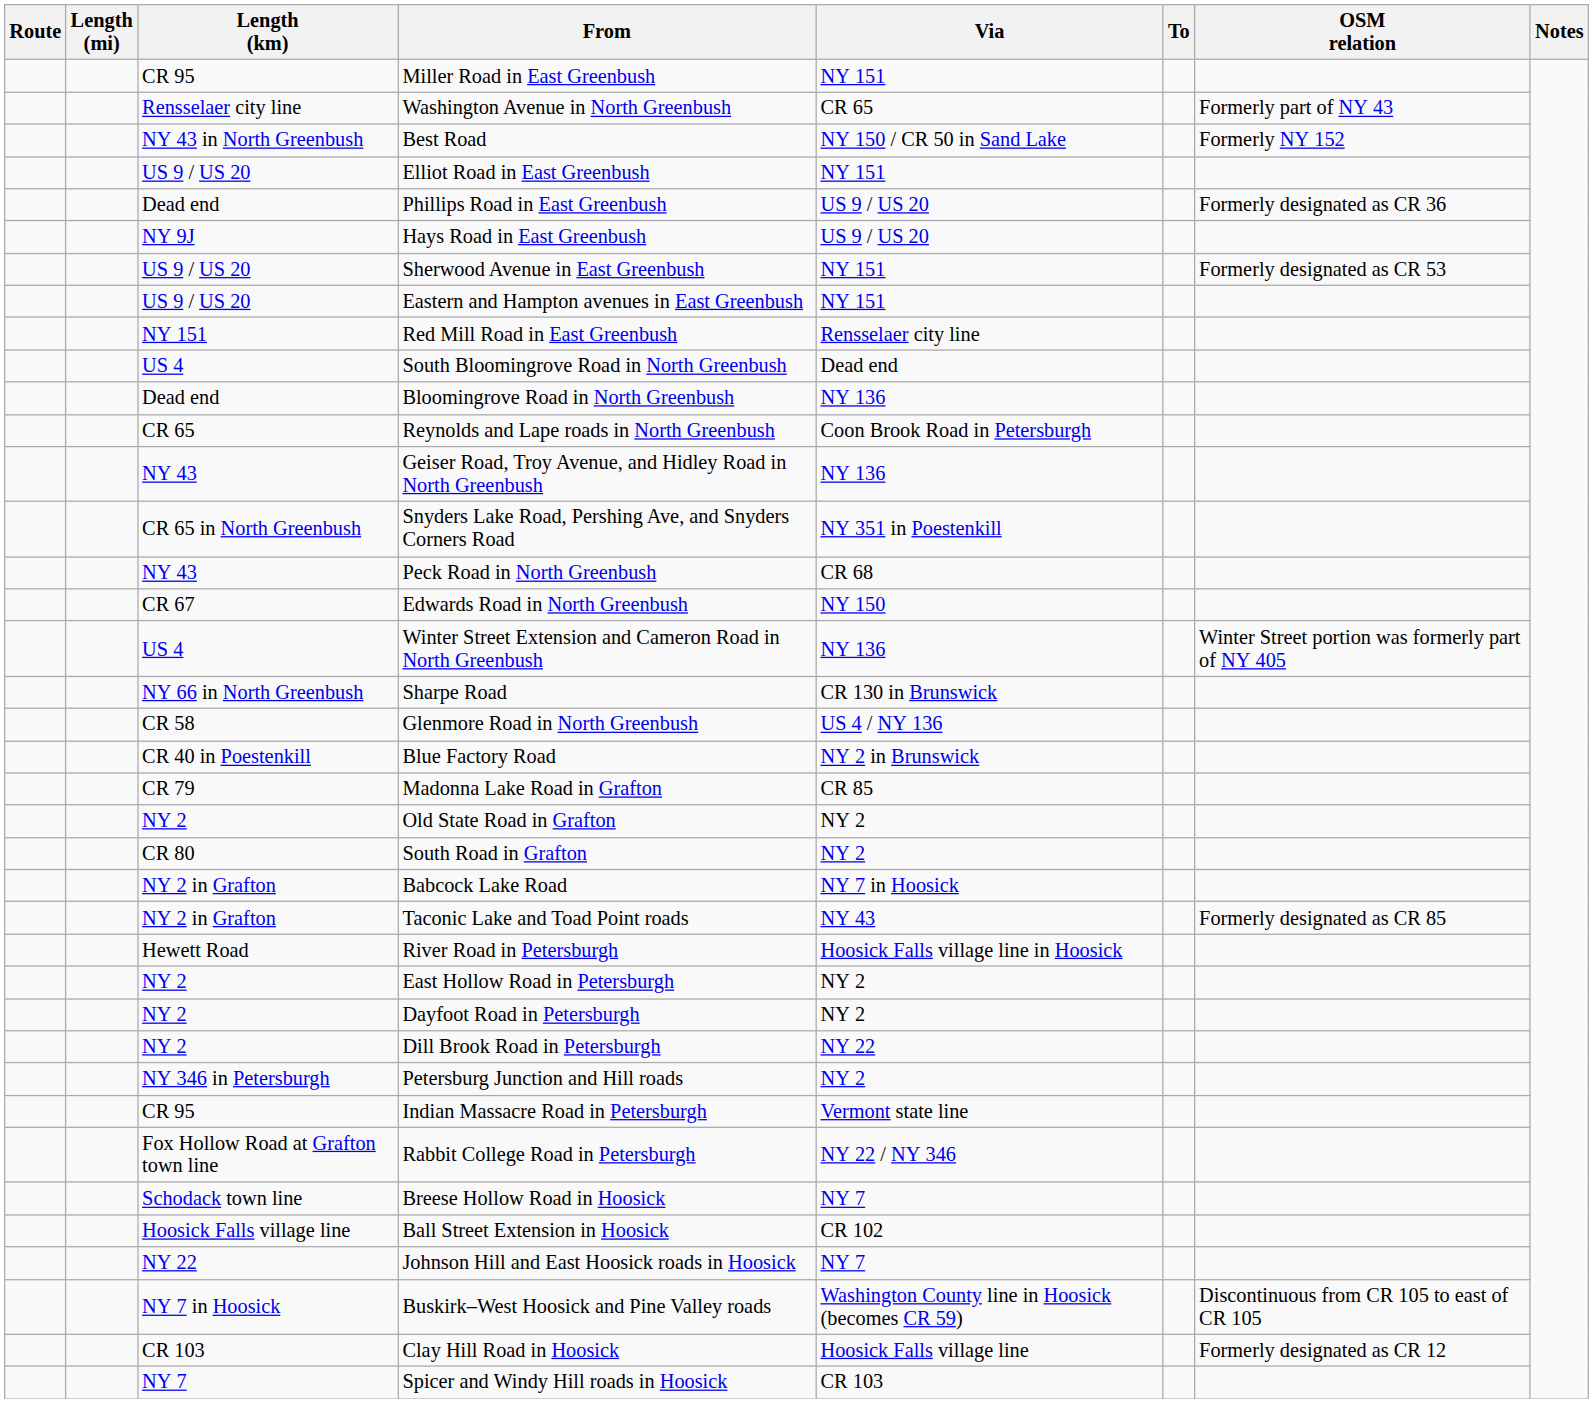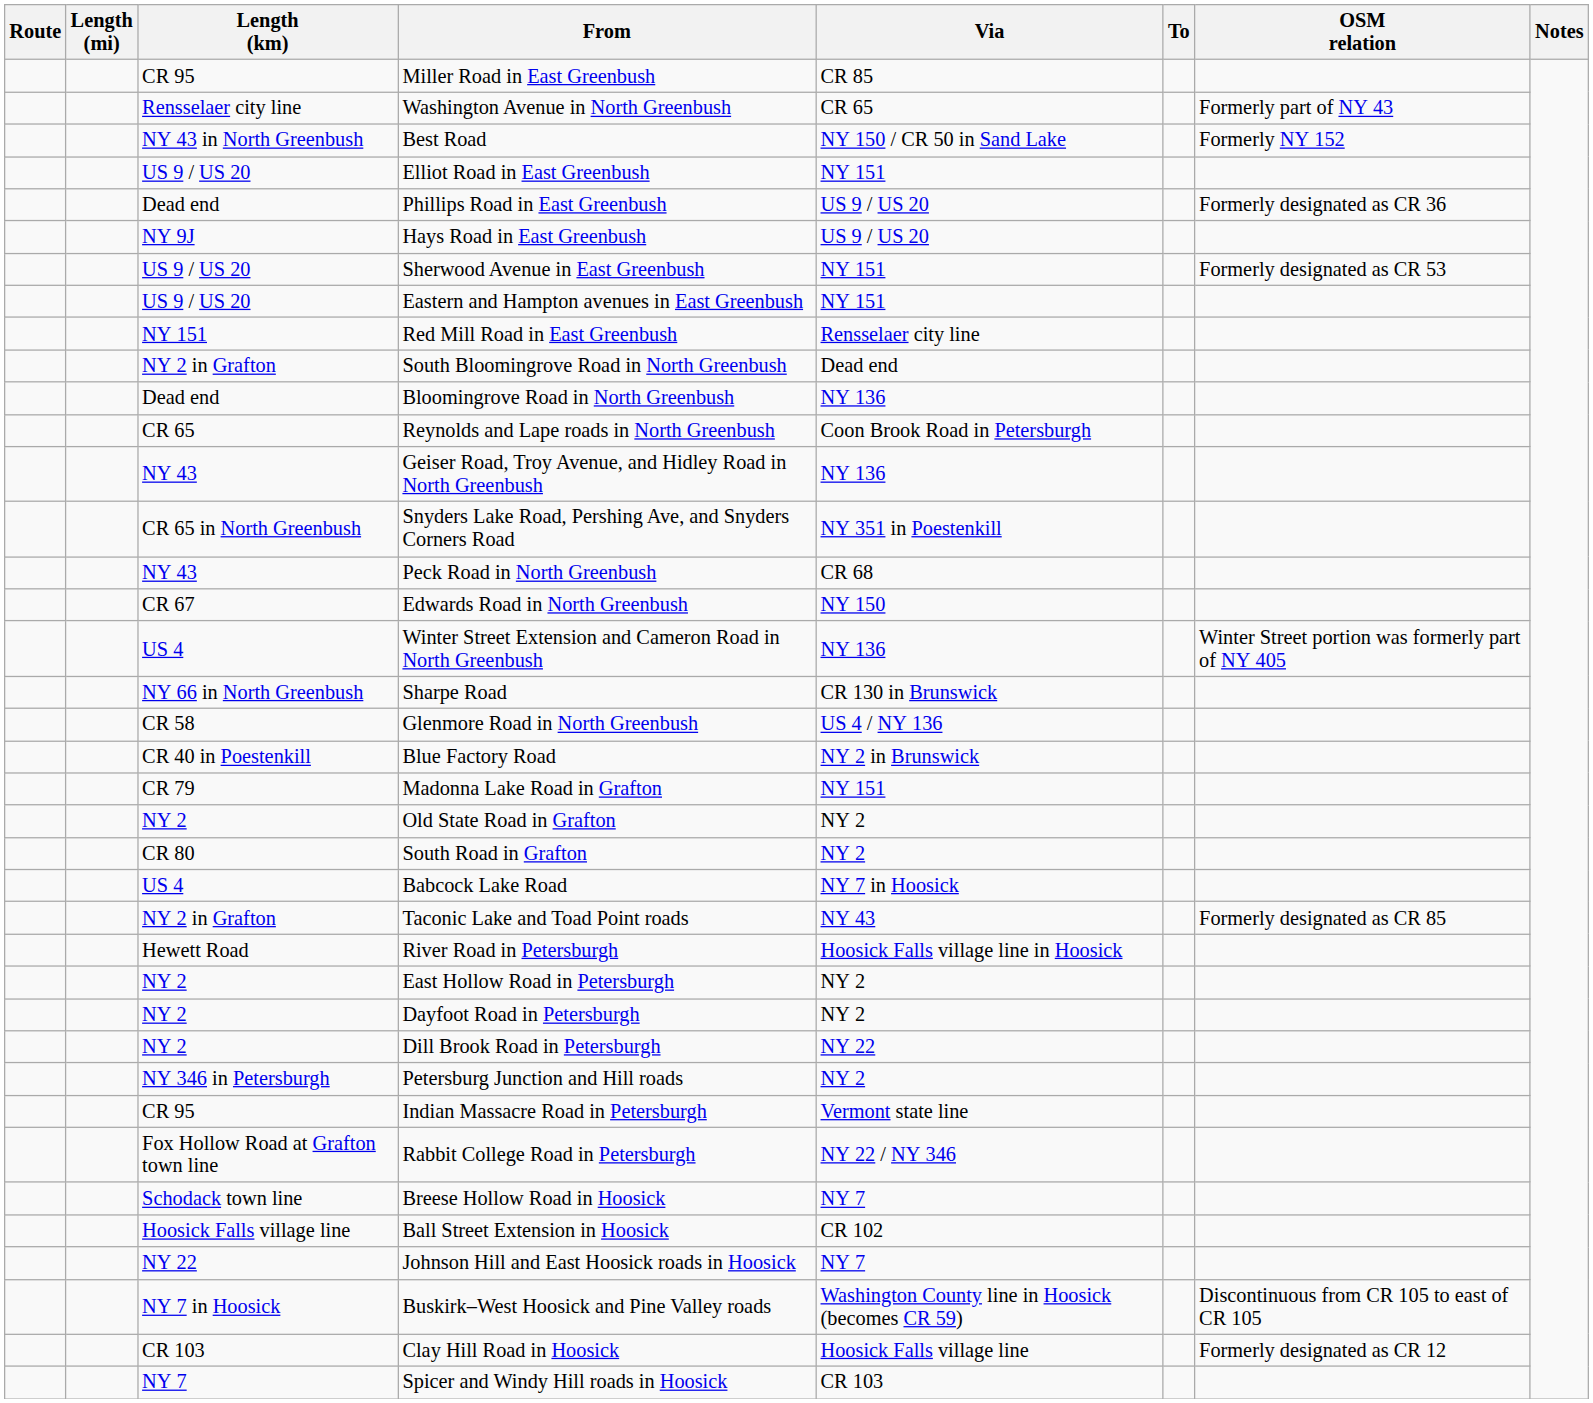(853, 75) NY 151 -> (847, 75) CR 85
(163, 365) US 4 -> (209, 365) NY 2 in Grafton
(847, 788) CR 85 -> (853, 788) NY 151
(209, 885) NY 2 in Grafton -> (163, 885) US 4
